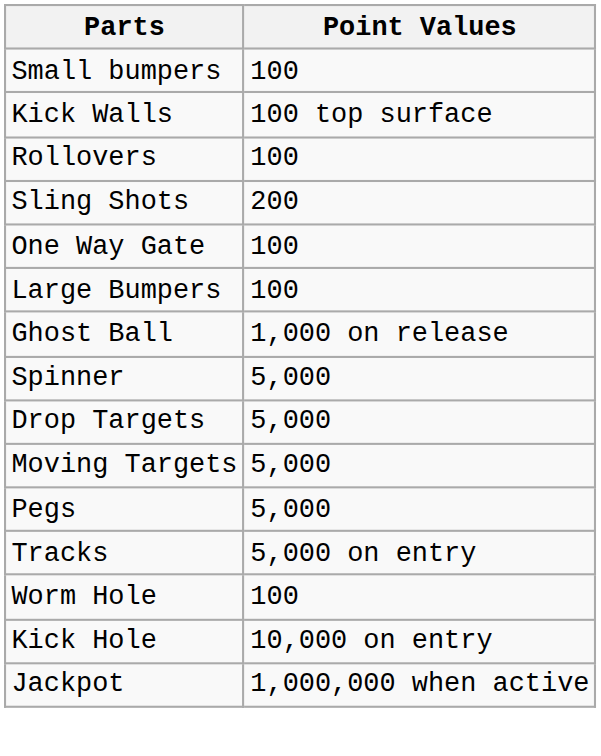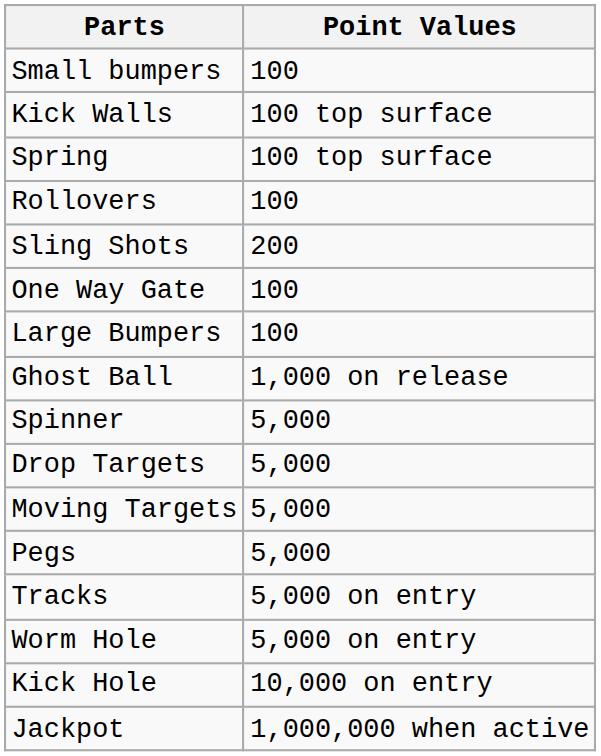+ row: (60, 159)
(275, 597) 100 -> (363, 641) 5,000 on entry
